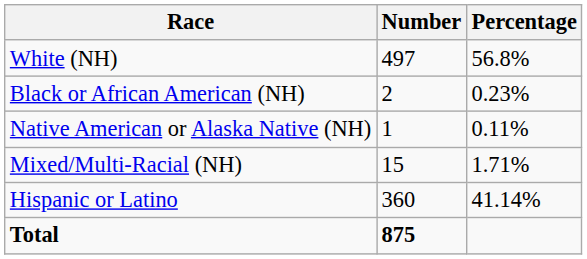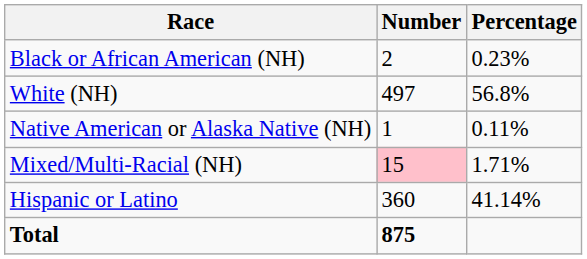rows swapped: (64, 57) <-> (157, 93)
(393, 164) no background -> (393, 164) pink background
